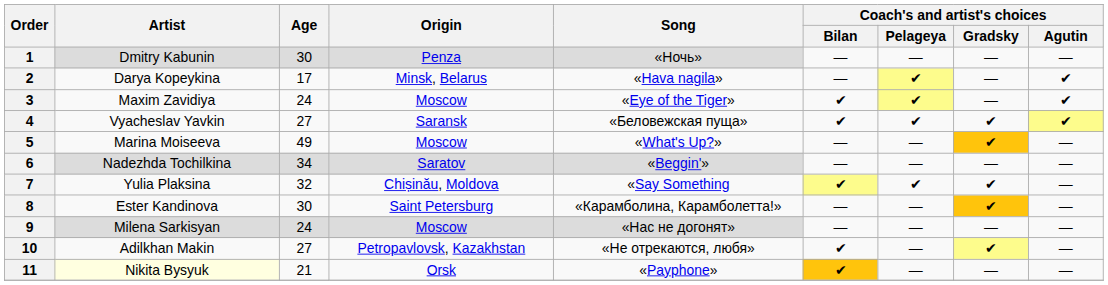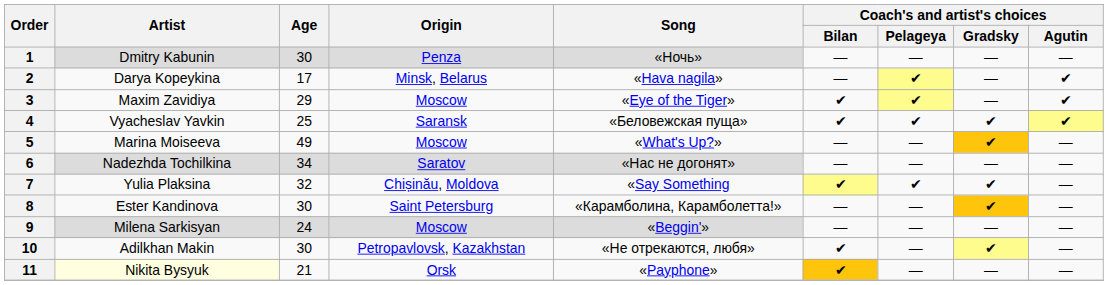(304, 100) 24 -> (304, 100) 29
(304, 121) 27 -> (304, 121) 25
(678, 163) «Beggin'» -> (678, 163) «Нас не догонят»
(678, 227) «Нас не догонят» -> (678, 227) «Beggin'»
(304, 248) 27 -> (304, 248) 30
